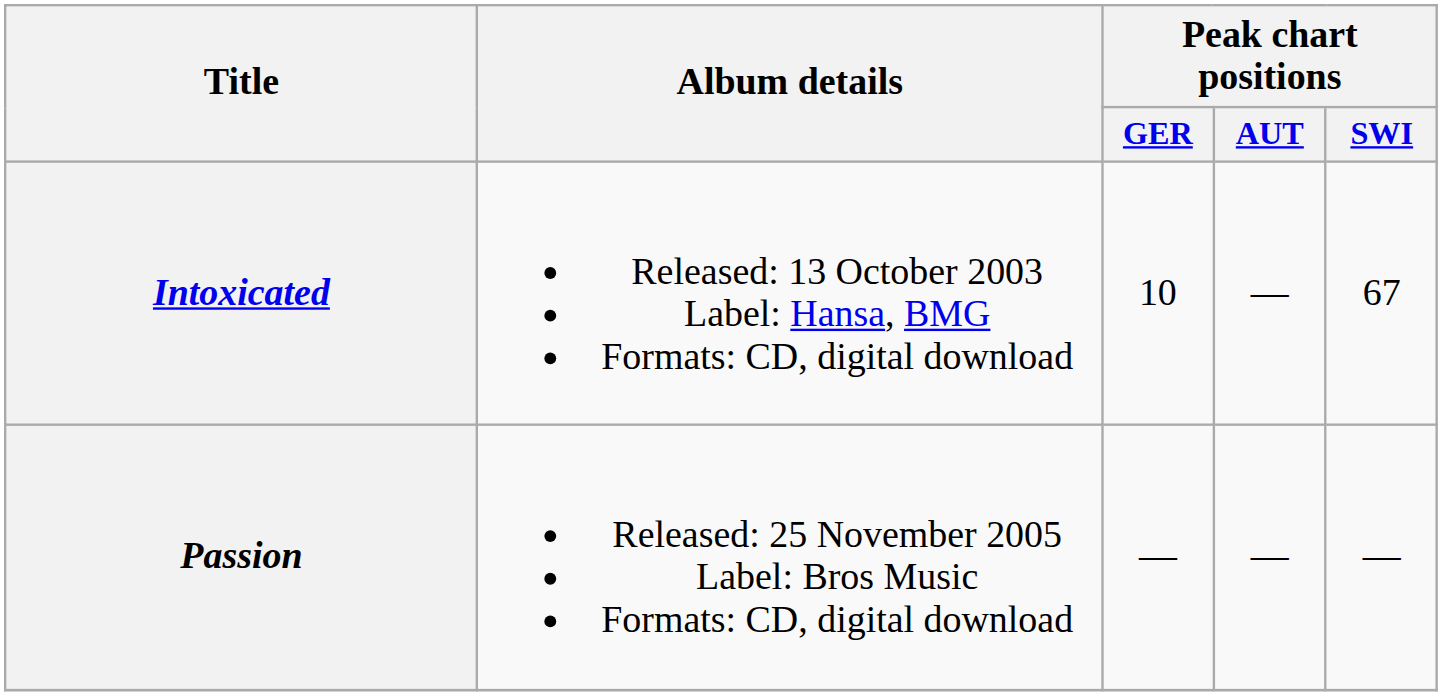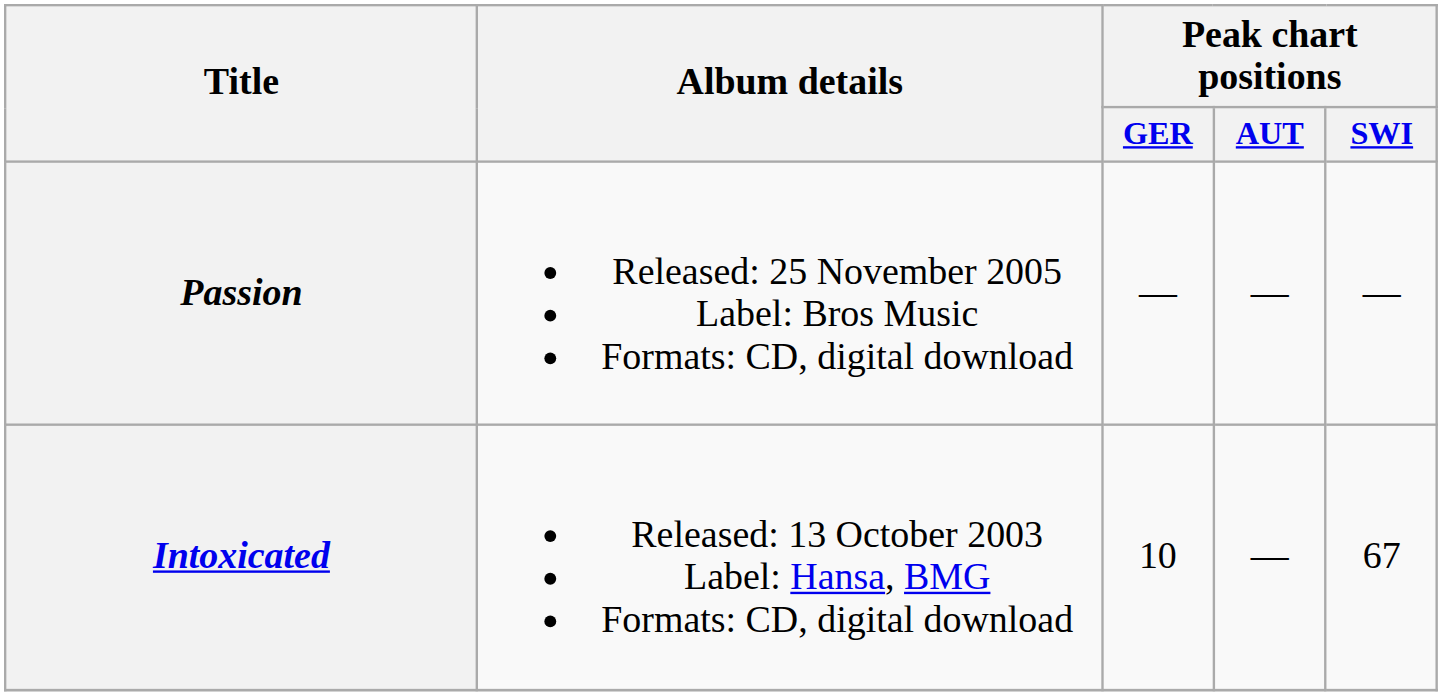rows swapped: (241, 292) <-> (241, 556)
